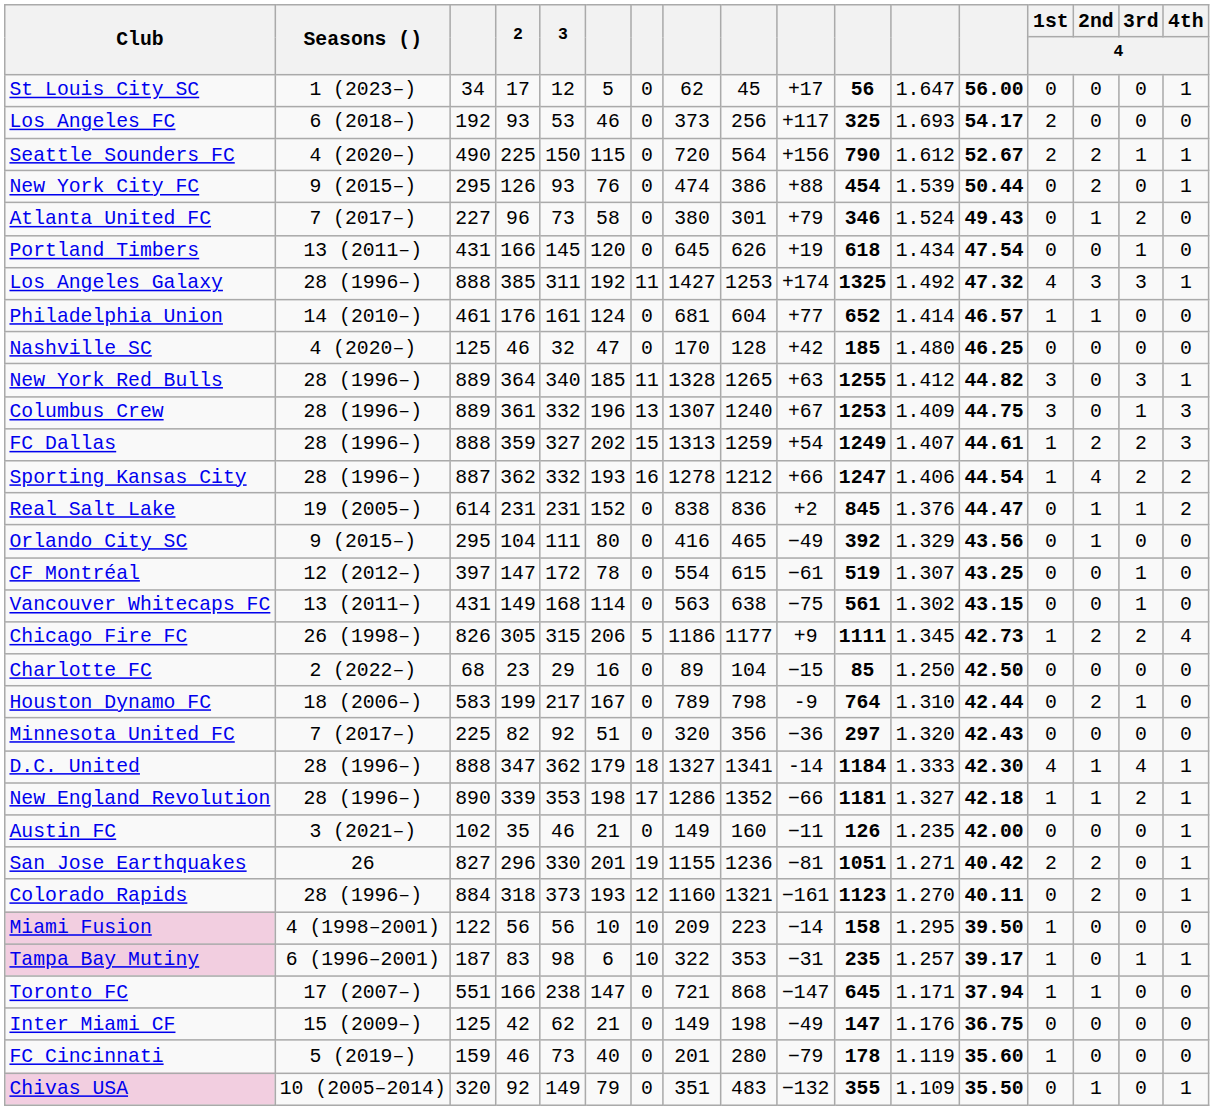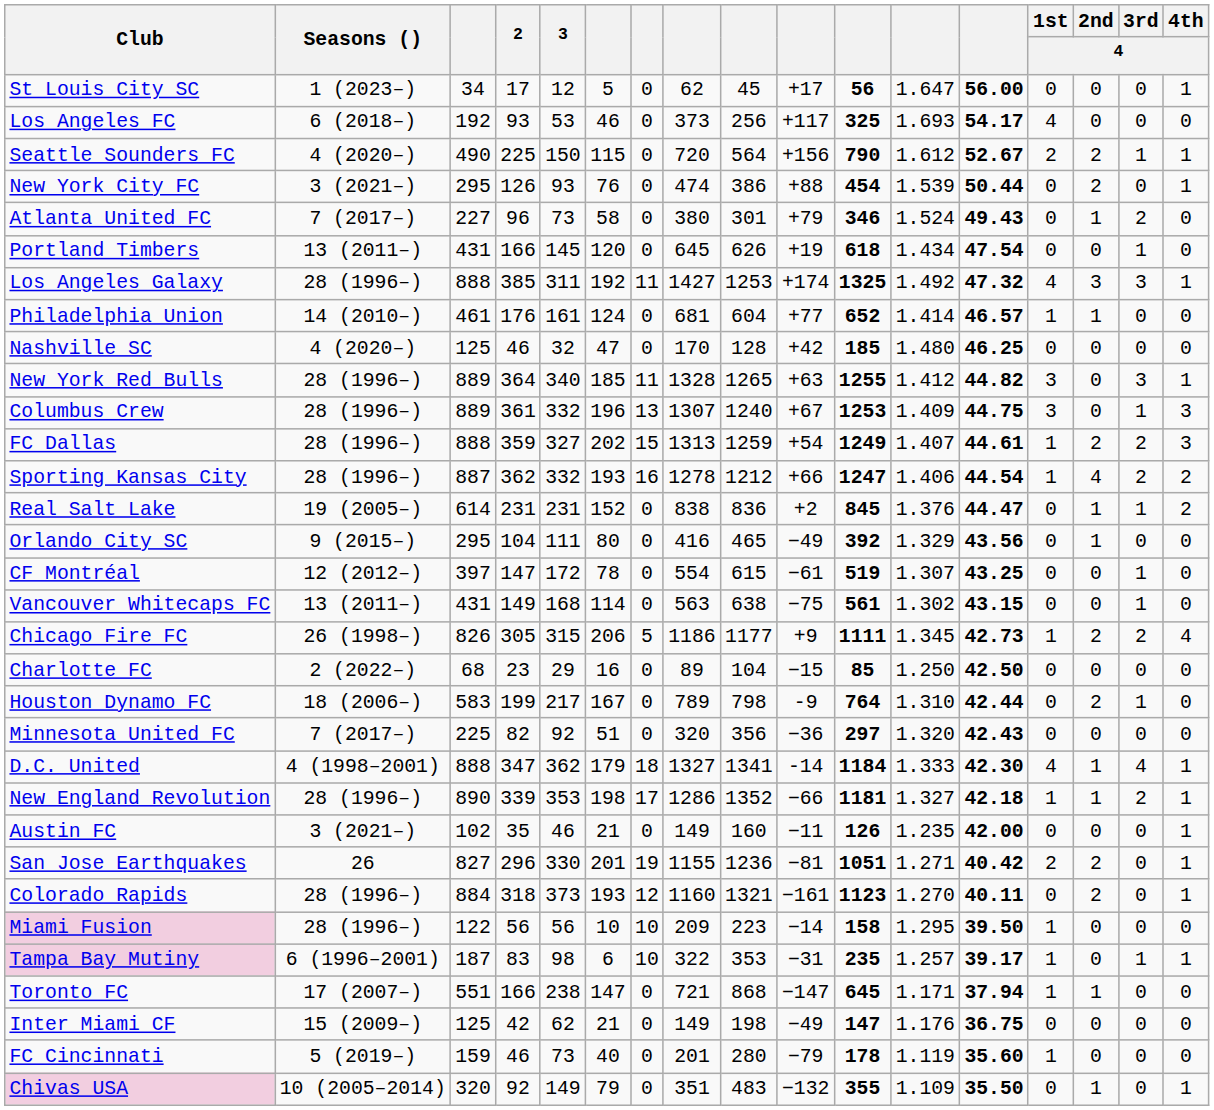(1051, 123) 2 -> (1051, 123) 4
(363, 187) 9 (2015–) -> (363, 187) 3 (2021–)
(363, 767) 28 (1996–) -> (363, 767) 4 (1998–2001)
(363, 928) 4 (1998–2001) -> (363, 928) 28 (1996–)
